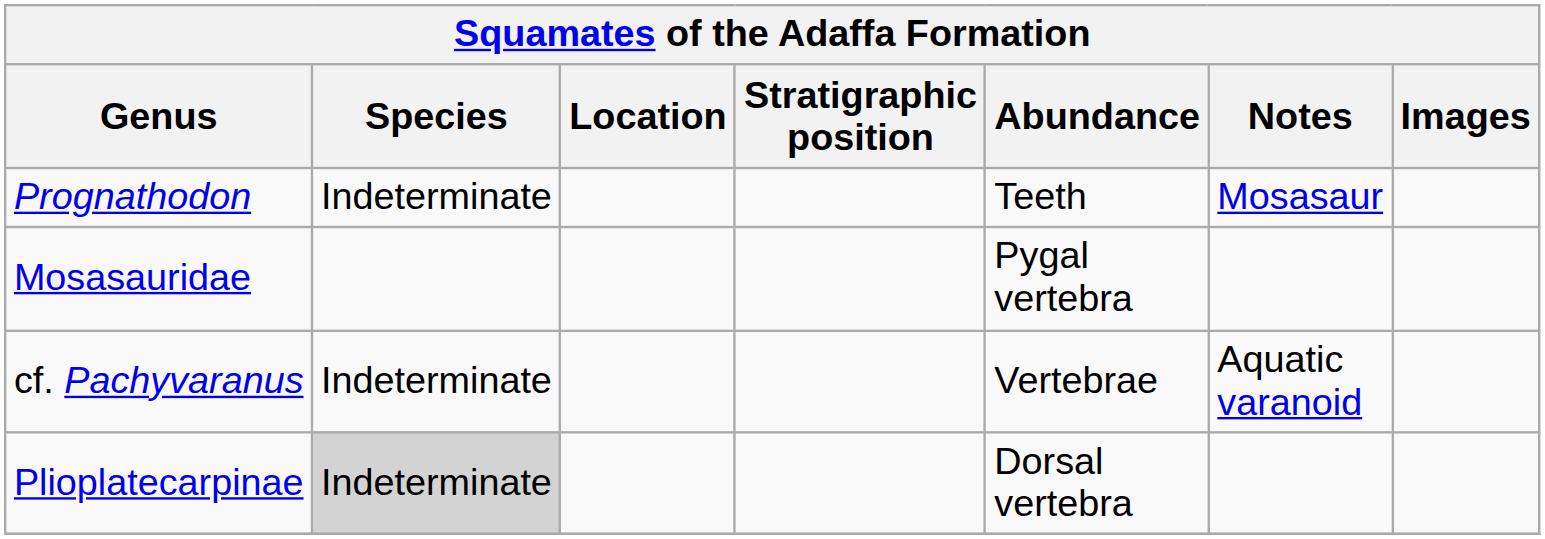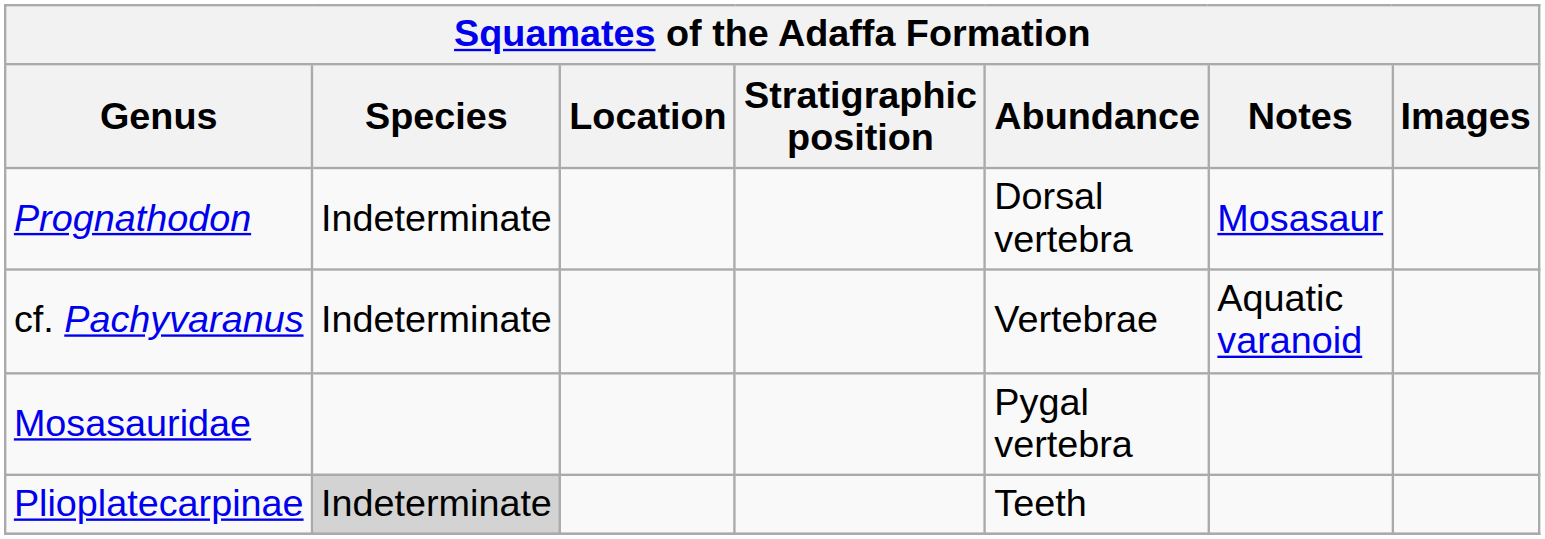(1041, 196) Teeth -> (1064, 217) Dorsal vertebra
rows swapped: (159, 380) <-> (132, 277)
(1064, 482) Dorsal vertebra -> (1041, 503) Teeth
